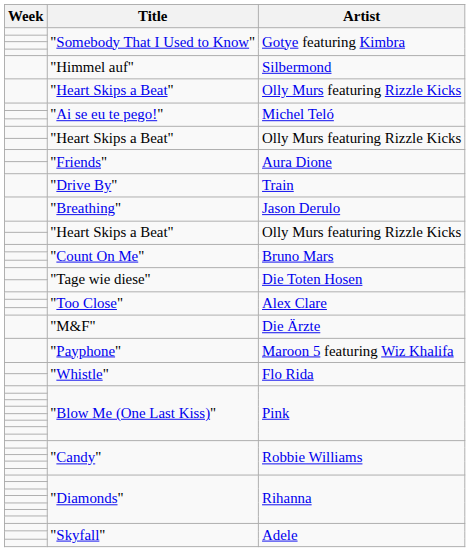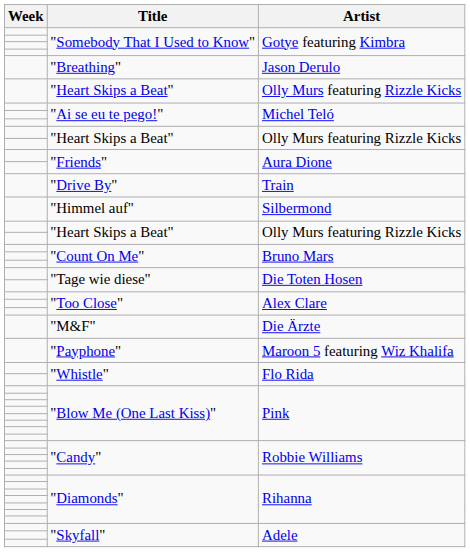rows swapped: (92, 67) <-> (86, 208)
